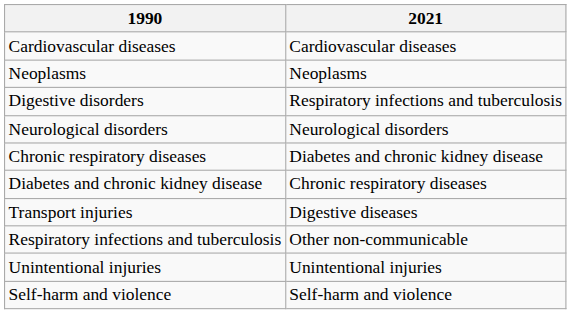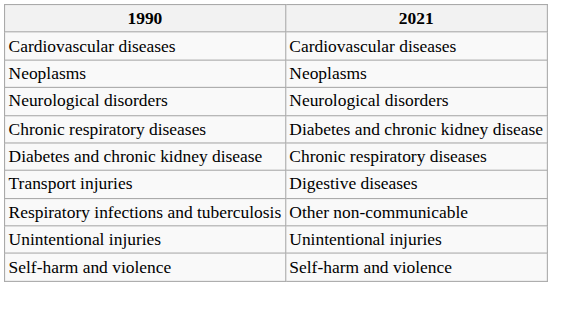- row: (76, 101)
